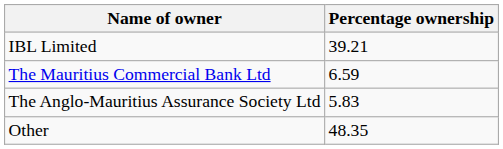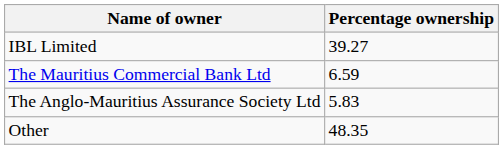(348, 46) 39.21 -> (348, 46) 39.27
